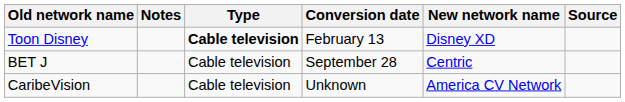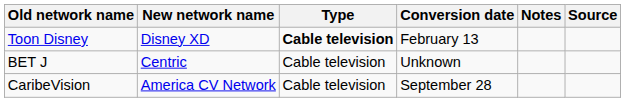columns swapped: (494, 16) <-> (161, 16)
(351, 62) September 28 -> (430, 62) Unknown
(336, 85) Unknown -> (446, 85) September 28
